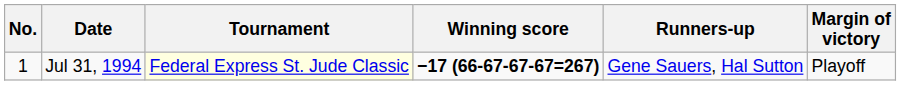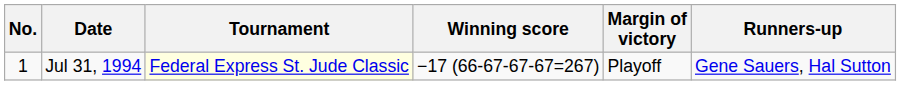columns swapped: (851, 29) <-> (705, 29)
(508, 66) bold -> (508, 66) normal
